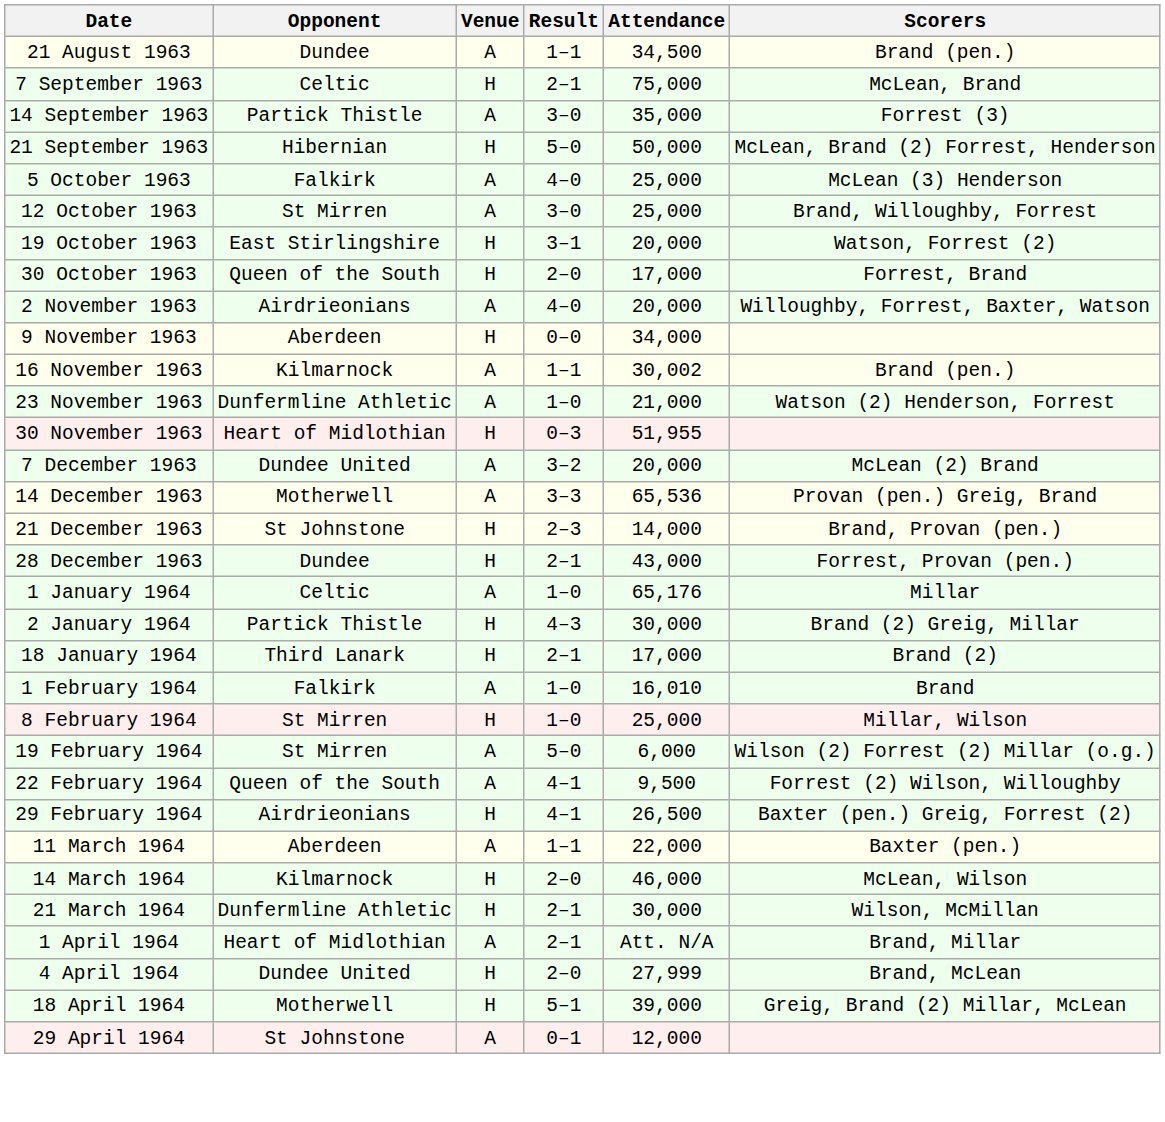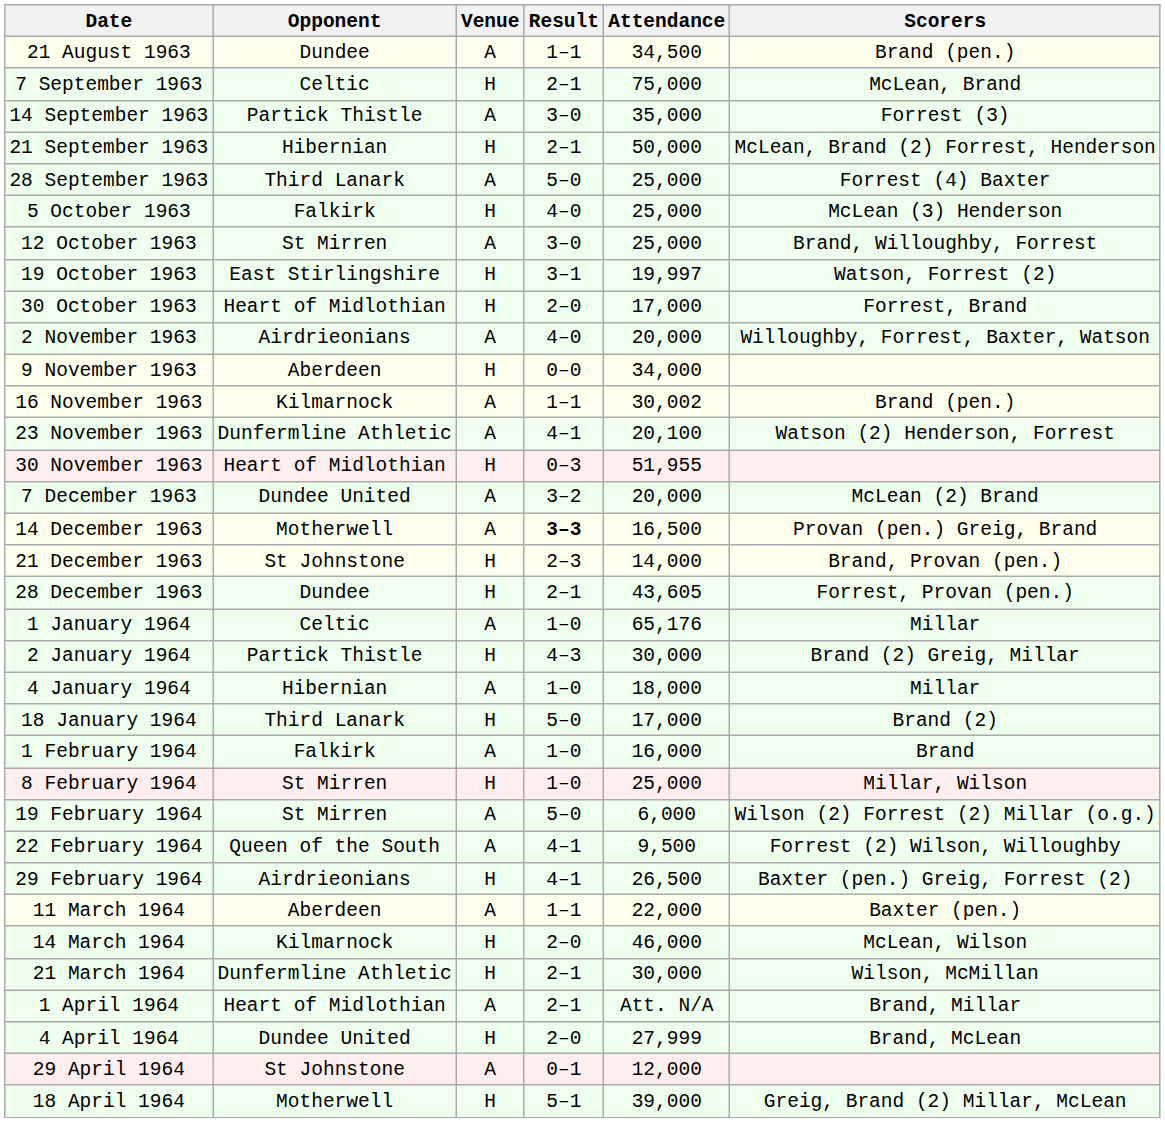(564, 148) 5–0 -> (564, 148) 2–1
+ row: (109, 180)
(490, 180) A -> (490, 211) H
(667, 243) 20,000 -> (667, 275) 19,997
(335, 275) Queen of the South -> (335, 307) Heart of Midlothian
(564, 402) 1–0 -> (564, 434) 4–1
(667, 402) 21,000 -> (667, 434) 20,100
(564, 497) normal -> (564, 529) bold
(667, 497) 65,536 -> (667, 529) 16,500
(667, 561) 43,000 -> (667, 593) 43,605
+ row: (109, 688)
(564, 656) 2–1 -> (564, 720) 5–0
(667, 688) 16,010 -> (667, 752) 16,000
rows swapped: (109, 1006) <-> (109, 1038)
